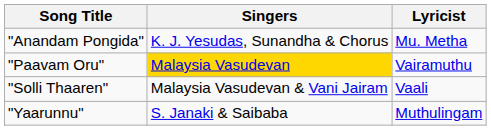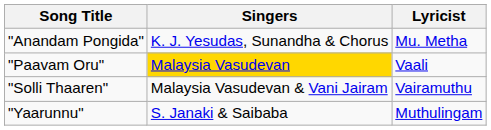(434, 64) Vairamuthu -> (412, 64) Vaali
(412, 88) Vaali -> (434, 88) Vairamuthu
